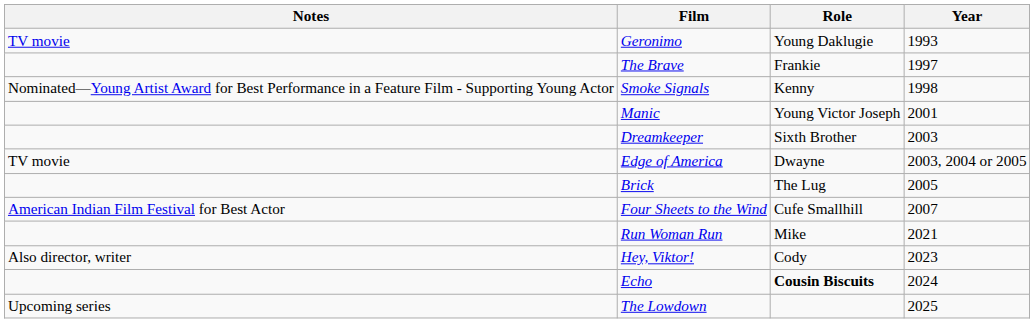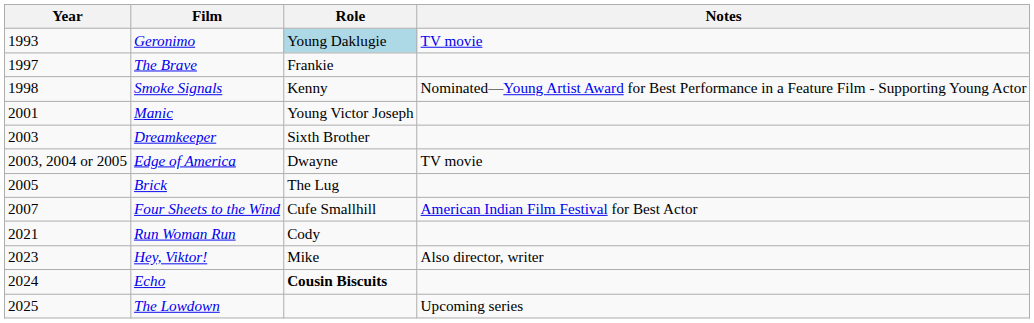columns swapped: (967, 16) <-> (311, 16)
(824, 40) no background -> (337, 40) lightblue background
(790, 233) Mike -> (304, 233) Cody
(790, 257) Cody -> (303, 257) Mike
